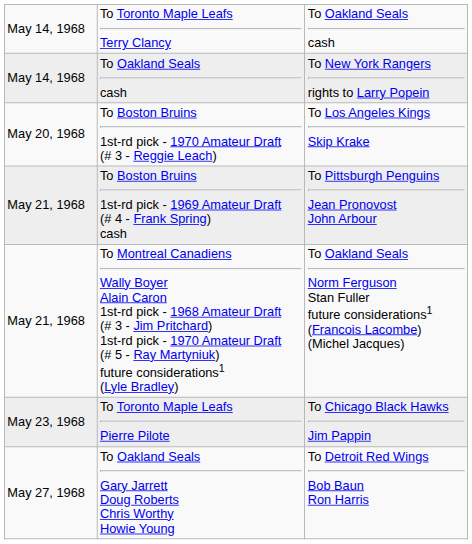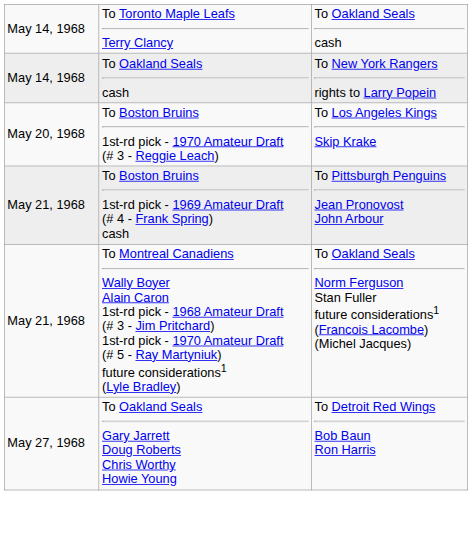- row: (201, 422)
